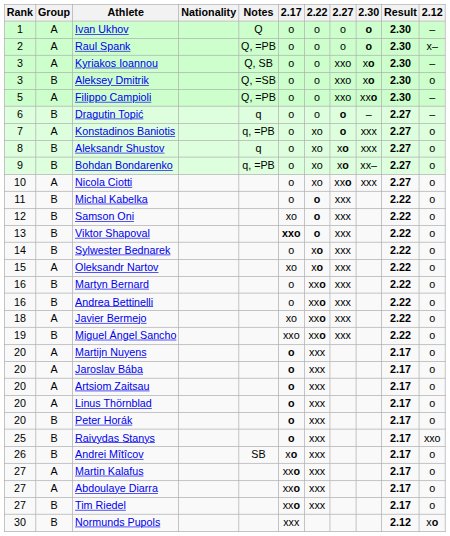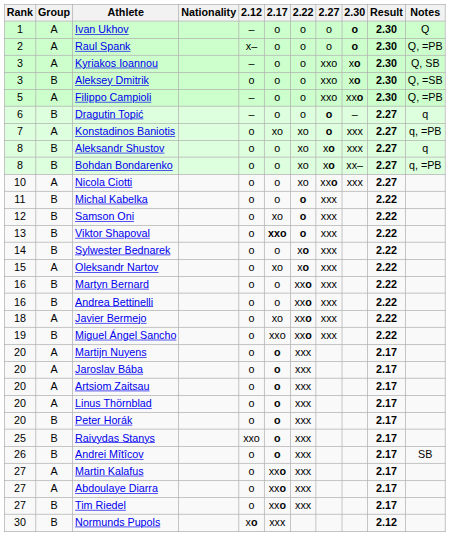columns swapped: (432, 13) <-> (258, 13)
(291, 132) o -> (277, 132) xo
(20, 166) 9 -> (20, 166) 8
(291, 455) xo -> (277, 455) o
